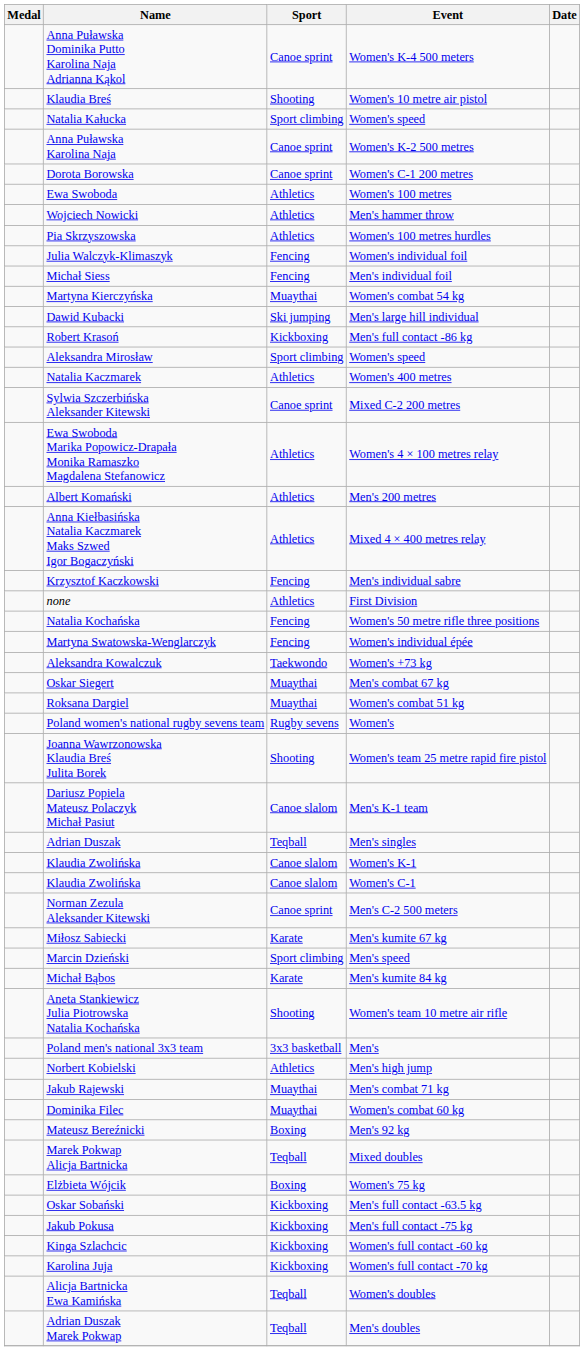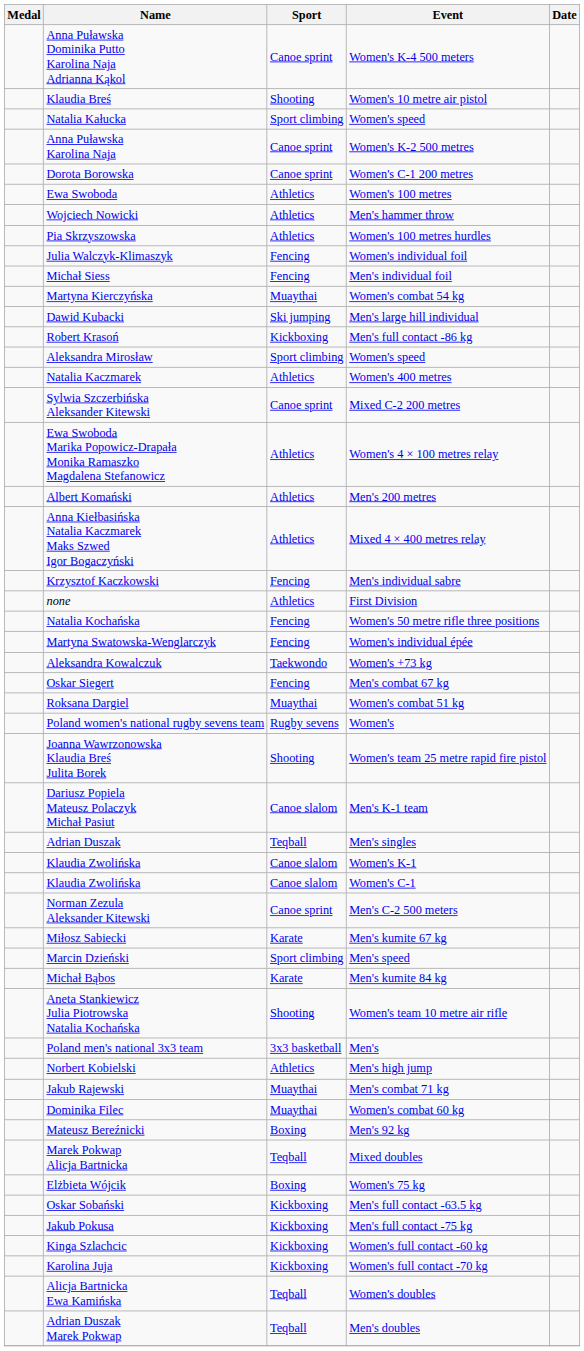(294, 682) Muaythai -> (290, 682) Fencing
